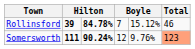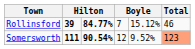(98, 24) 84.78% -> (98, 24) 84.77%
(98, 38) 90.24% -> (98, 38) 90.54%
(143, 38) 9.76% -> (143, 38) 9.52%
